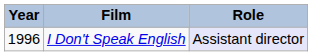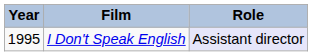(24, 39) 1996 -> (24, 39) 1995
